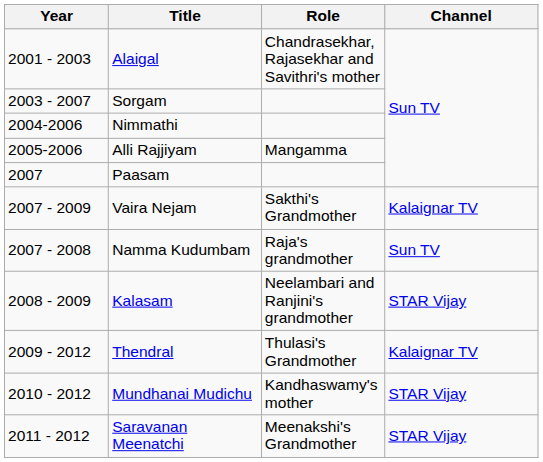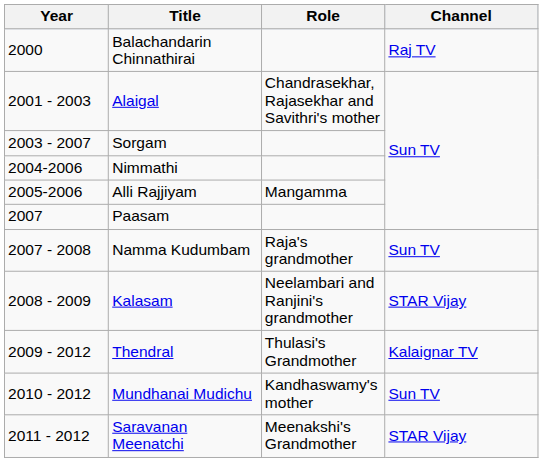+ row: (162, 50)
- row: (154, 208)
(427, 393) STAR Vijay -> (414, 393) Sun TV
